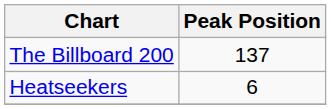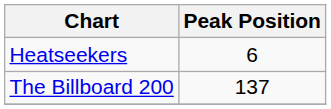rows swapped: (68, 87) <-> (92, 54)
